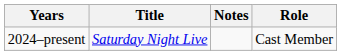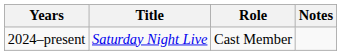columns swapped: (294, 15) <-> (231, 15)
